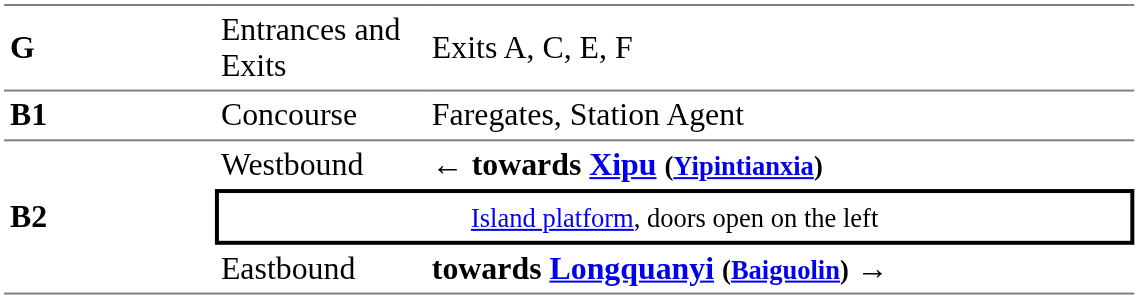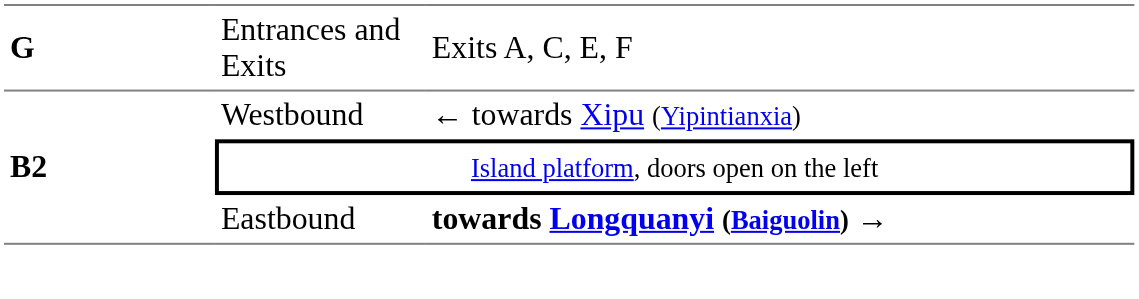- row: (289, 114)
(627, 164) bold -> (616, 114) normal
